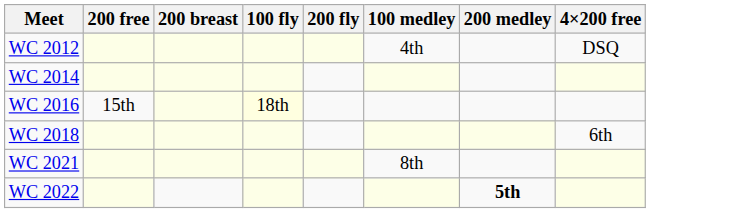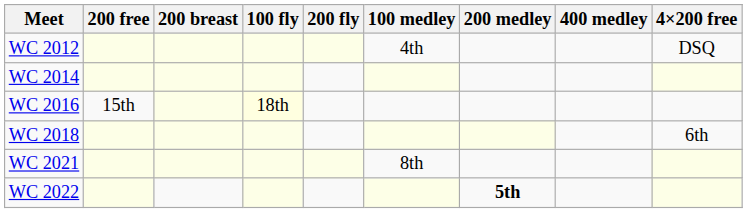+ column: (604, 18)
